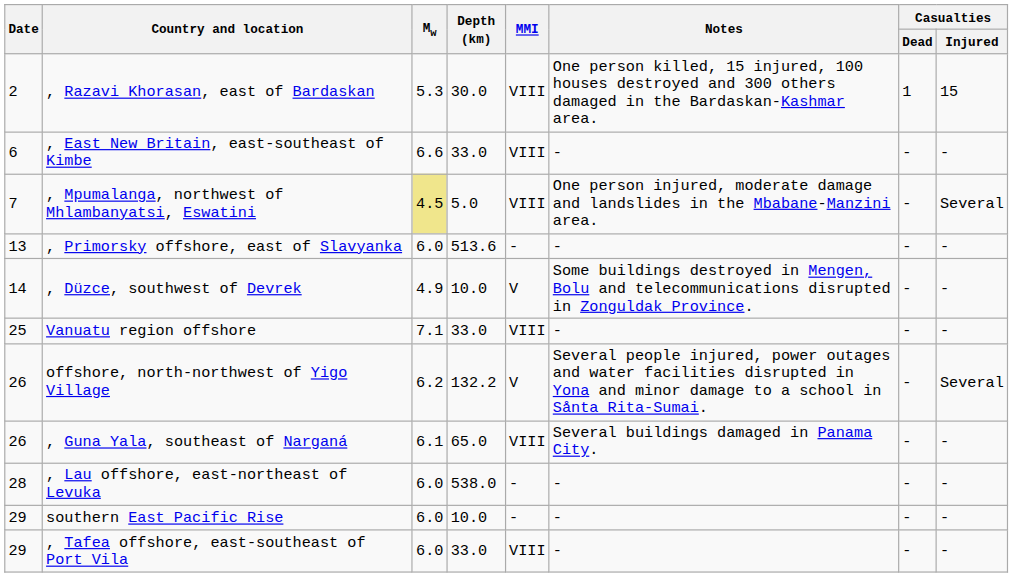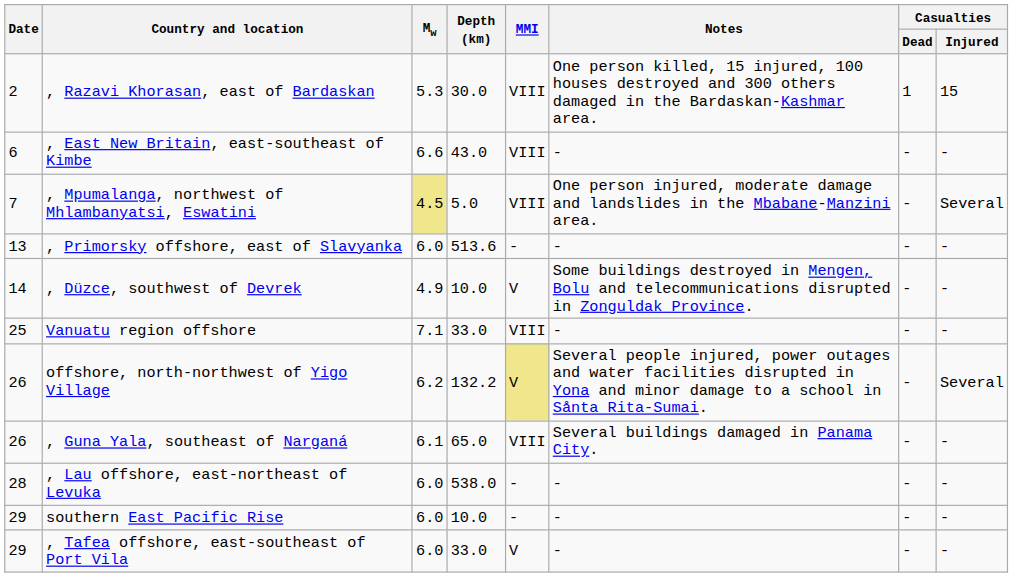(469, 153) 33.0 -> (469, 153) 43.0
(514, 382) no background -> (514, 382) khaki background
(527, 551) VIII -> (514, 551) V
